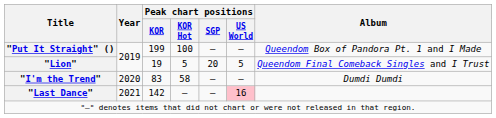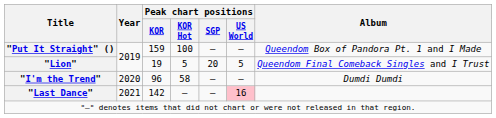(157, 49) 199 -> (157, 49) 159
(157, 79) 83 -> (157, 79) 96
